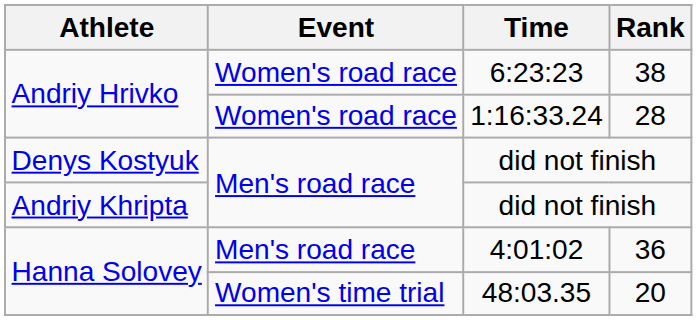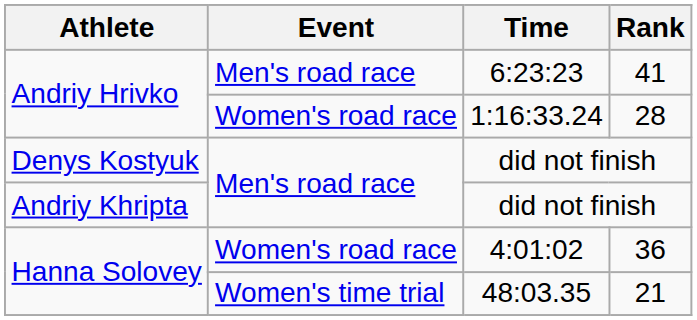(336, 72) Women's road race -> (315, 72) Men's road race
(650, 72) 38 -> (650, 72) 41
(315, 249) Men's road race -> (336, 249) Women's road race
(650, 294) 20 -> (650, 294) 21
